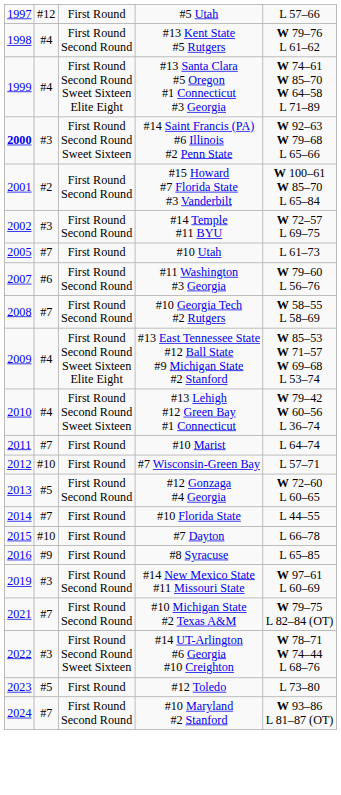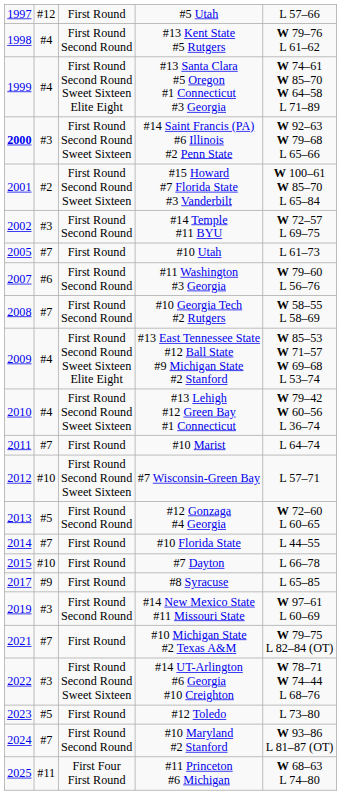(97, 187) First Round Second Round -> (97, 187) First Round Second Round Sweet Sixteen
(97, 464) First Round -> (97, 478) First Round Second Round Sweet Sixteen
(19, 555) 2016 -> (19, 582) 2017
(97, 614) First Round Second Round -> (97, 641) First Round
+ row: (199, 773)
